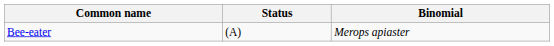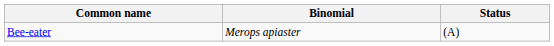columns swapped: (441, 13) <-> (277, 13)
